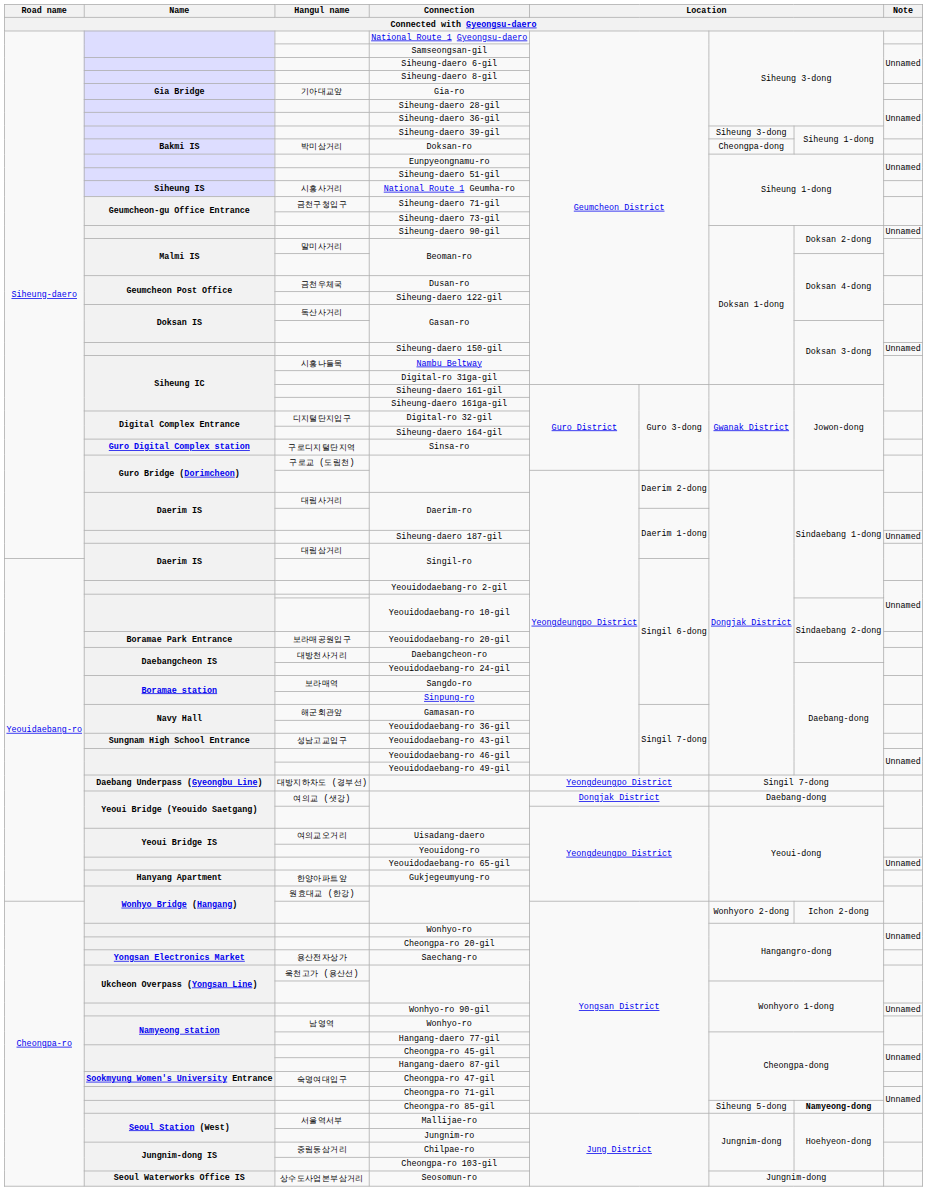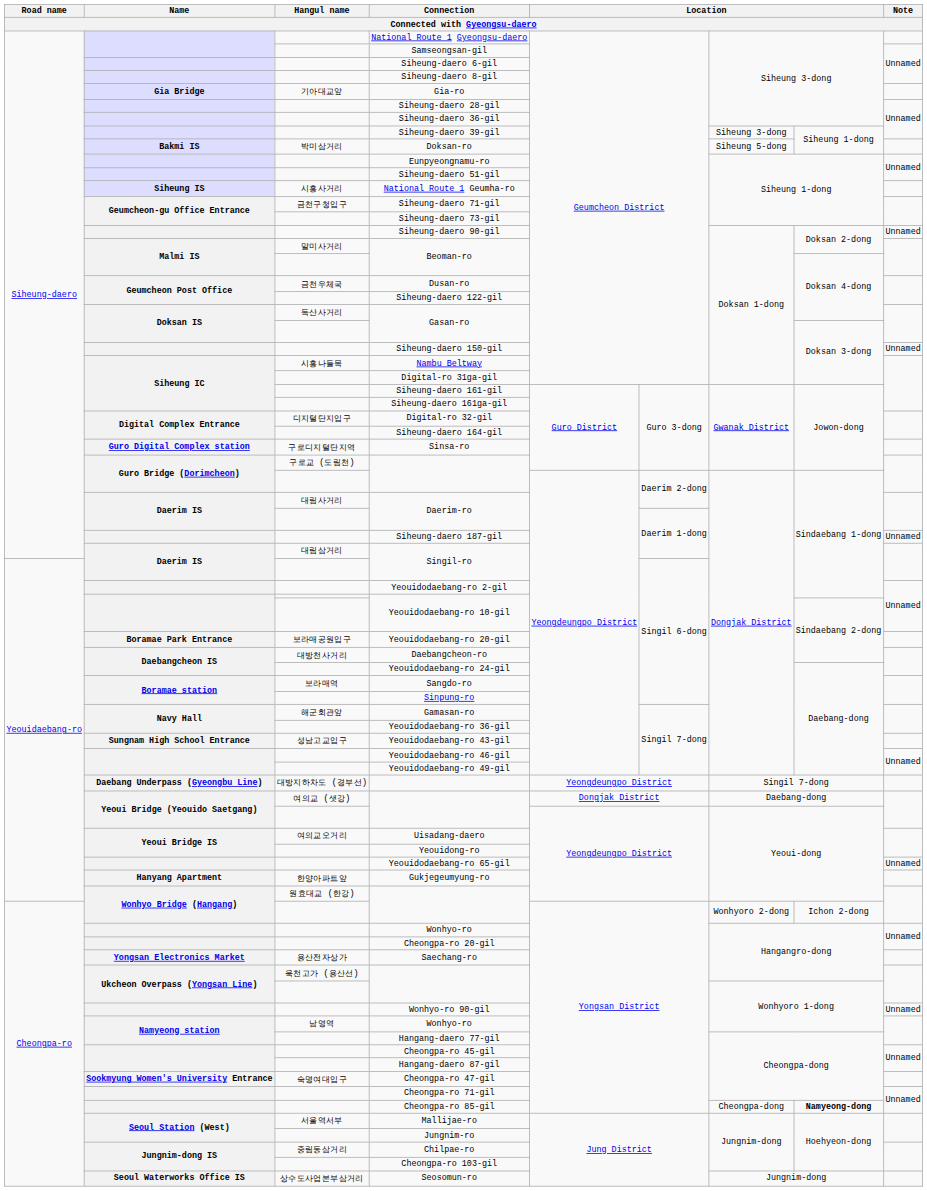(751, 147) Cheongpa-dong -> (751, 147) Siheung 5-dong
(751, 1107) Siheung 5-dong -> (751, 1107) Cheongpa-dong
